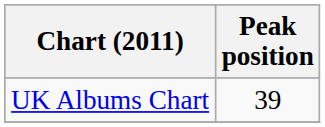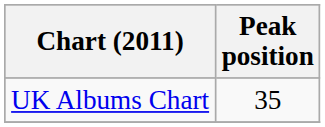(268, 99) 39 -> (268, 99) 35
